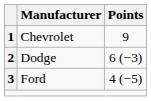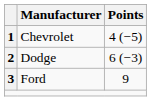(126, 36) 9 -> (126, 36) 4 (−5)
(126, 79) 4 (−5) -> (126, 79) 9
